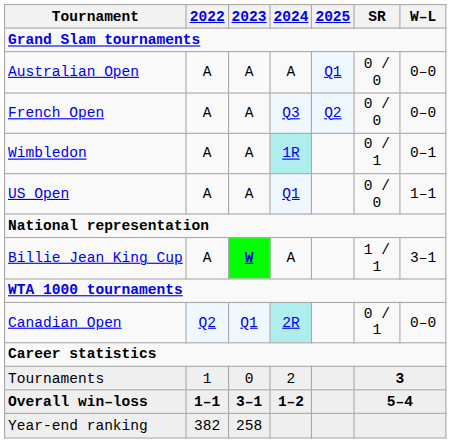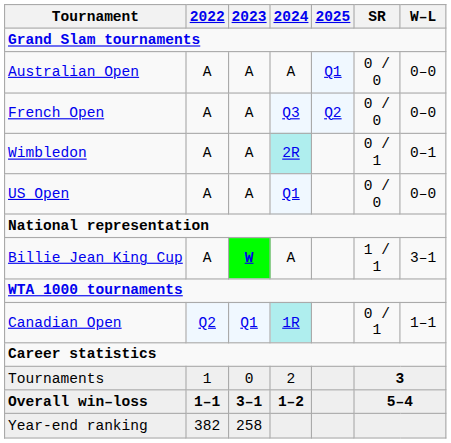(291, 153) 1R -> (291, 153) 2R
(423, 194) 1–1 -> (423, 194) 0–0
(291, 322) 2R -> (291, 322) 1R
(423, 322) 0–0 -> (423, 322) 1–1
